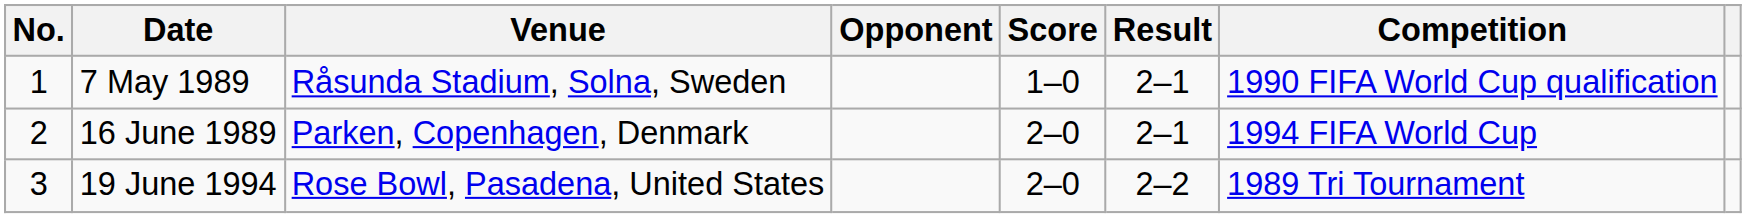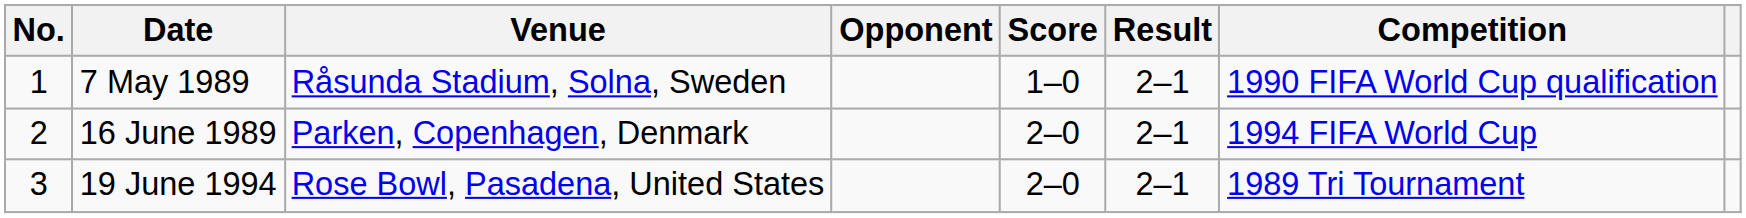(1162, 184) 2–2 -> (1162, 184) 2–1
